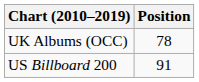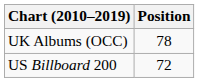(164, 65) 91 -> (164, 65) 72
